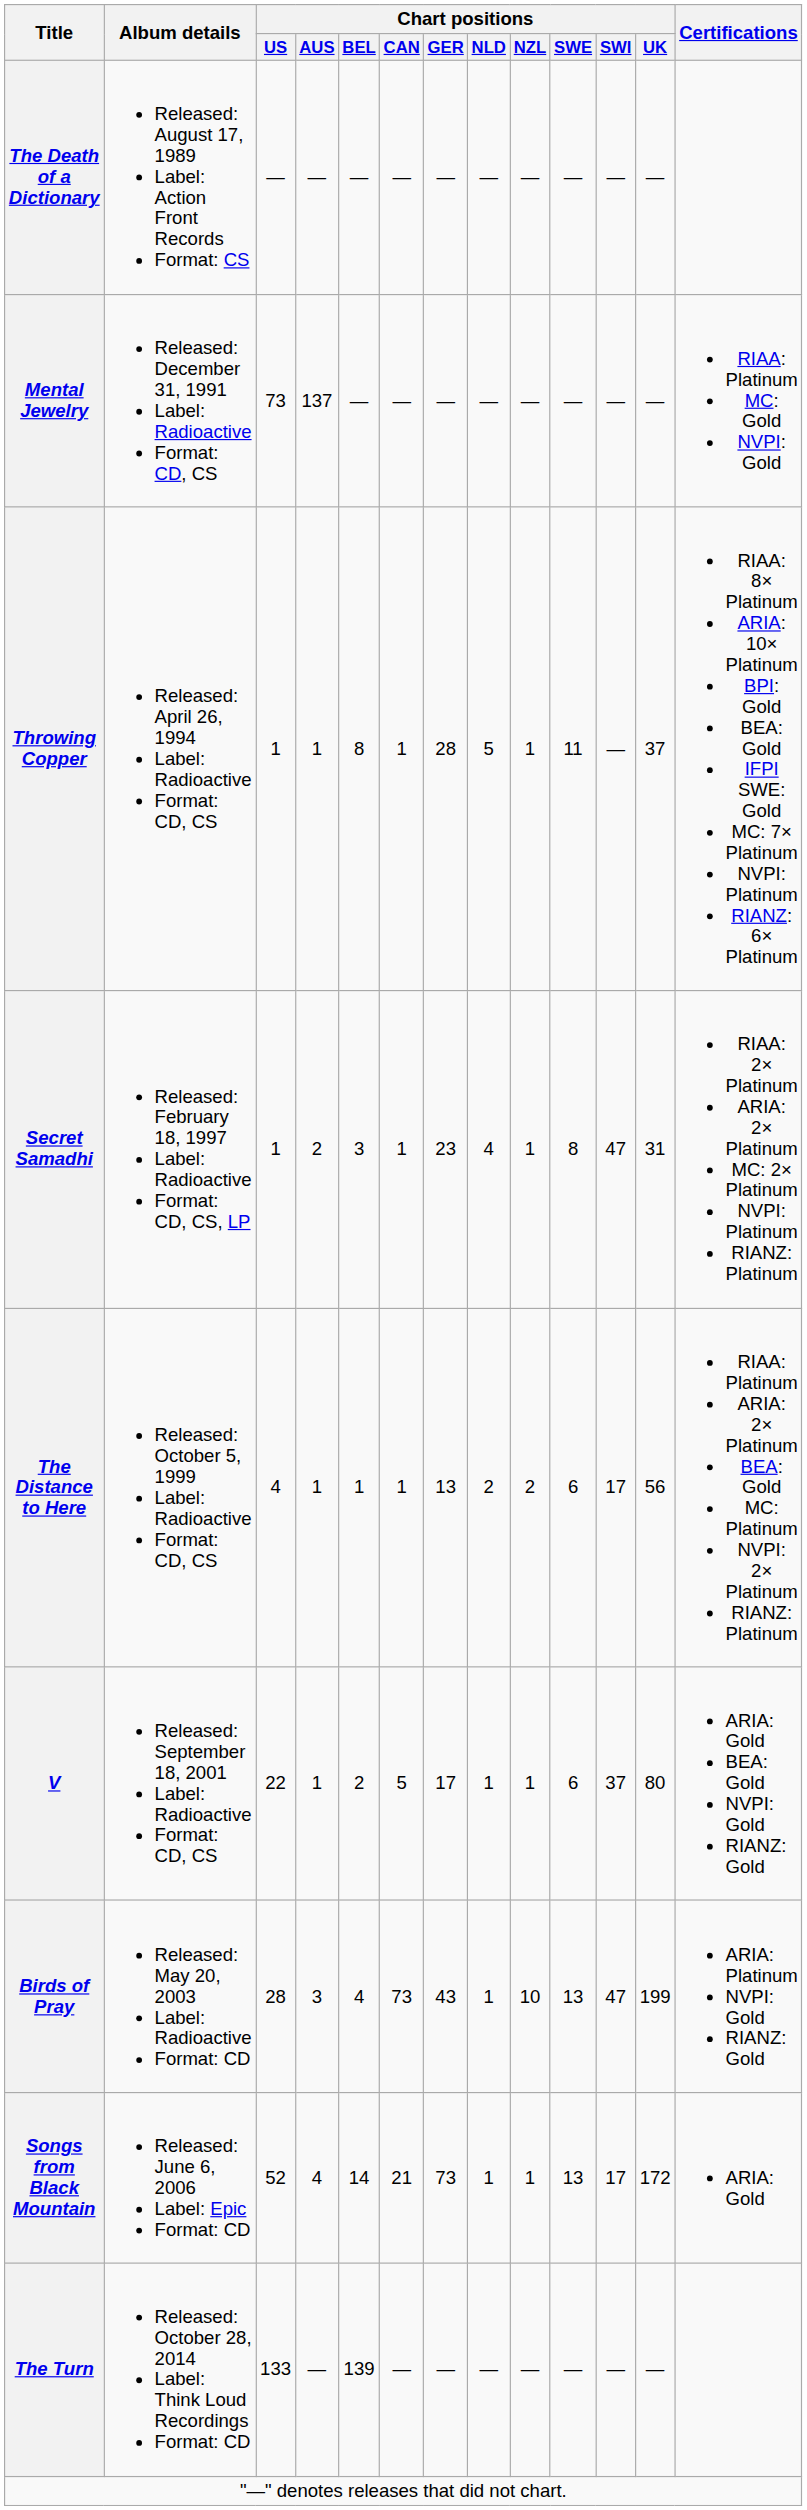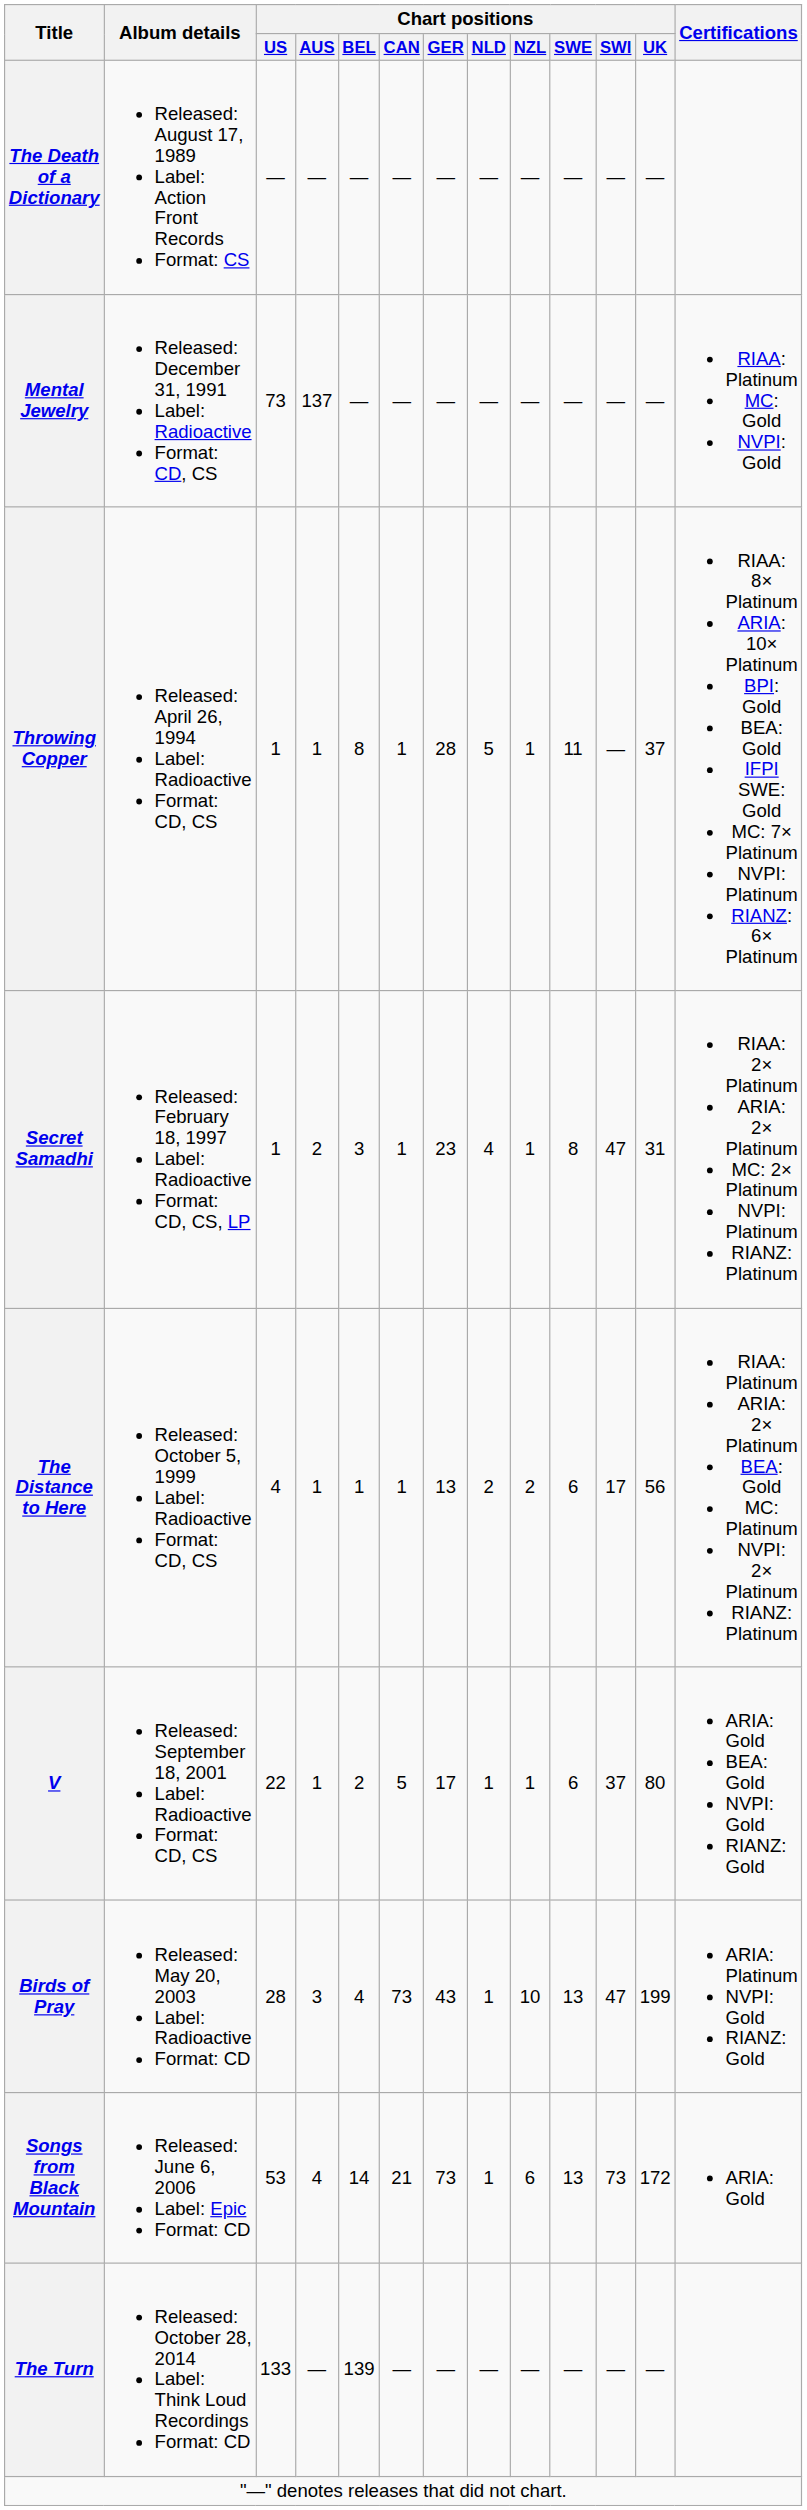(276, 2177) 52 -> (276, 2177) 53
(530, 2177) 1 -> (530, 2177) 6
(616, 2177) 17 -> (616, 2177) 73
